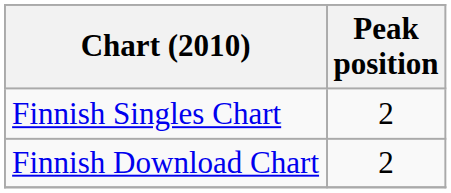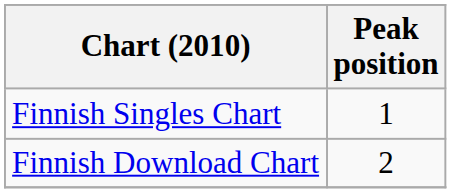(386, 113) 2 -> (386, 113) 1
